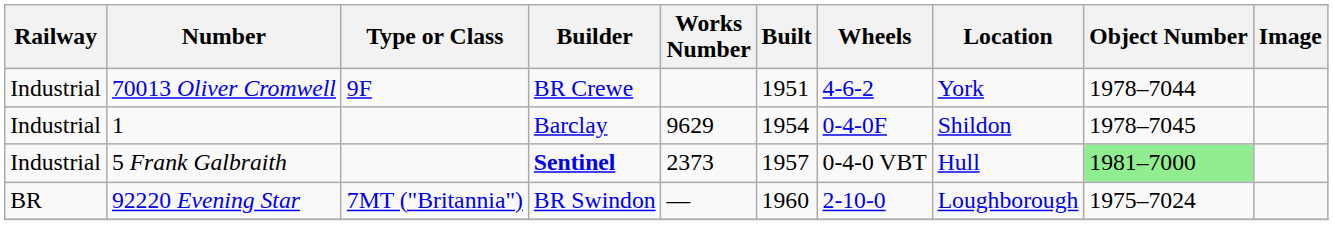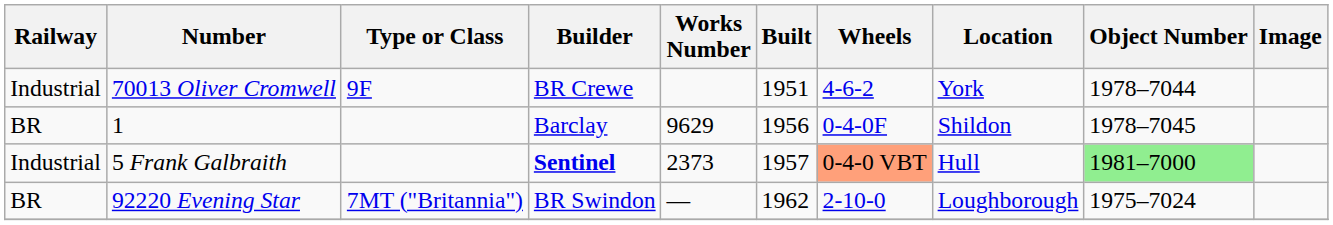(56, 125) Industrial -> (26, 125) BR
(785, 125) 1954 -> (785, 125) 1956
(875, 162) no background -> (875, 162) lightsalmon background
(785, 200) 1960 -> (785, 200) 1962
